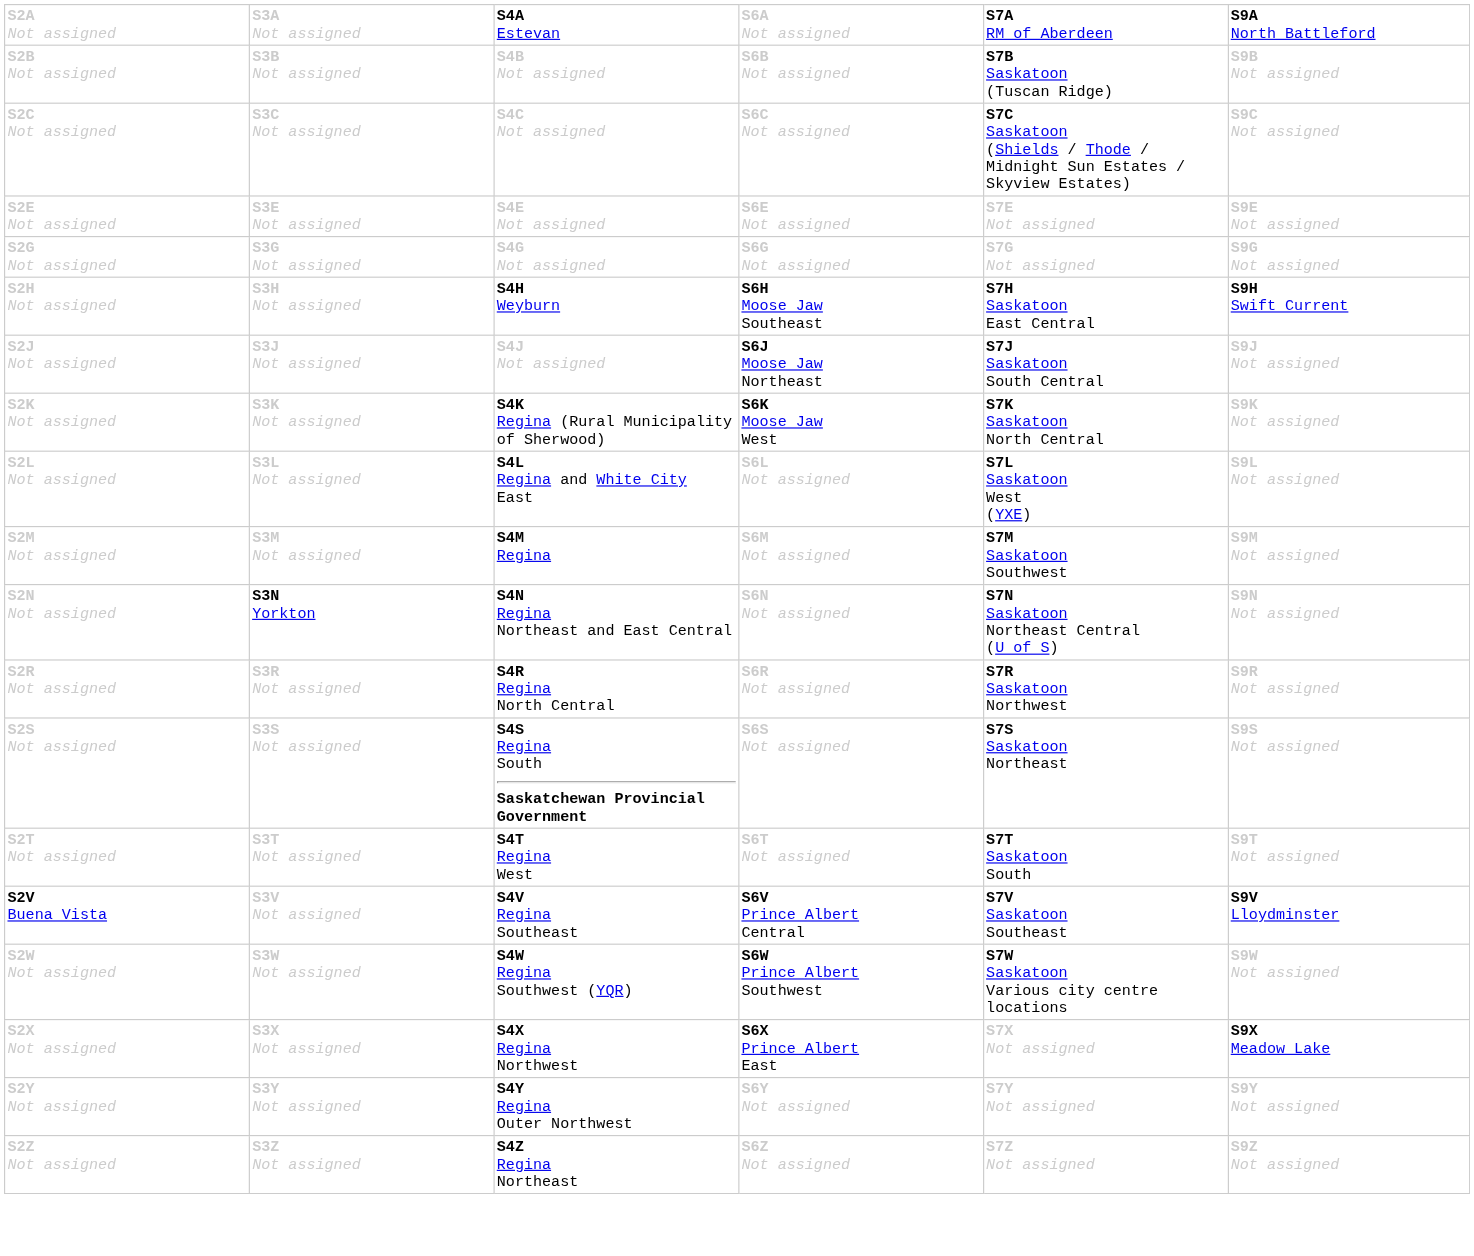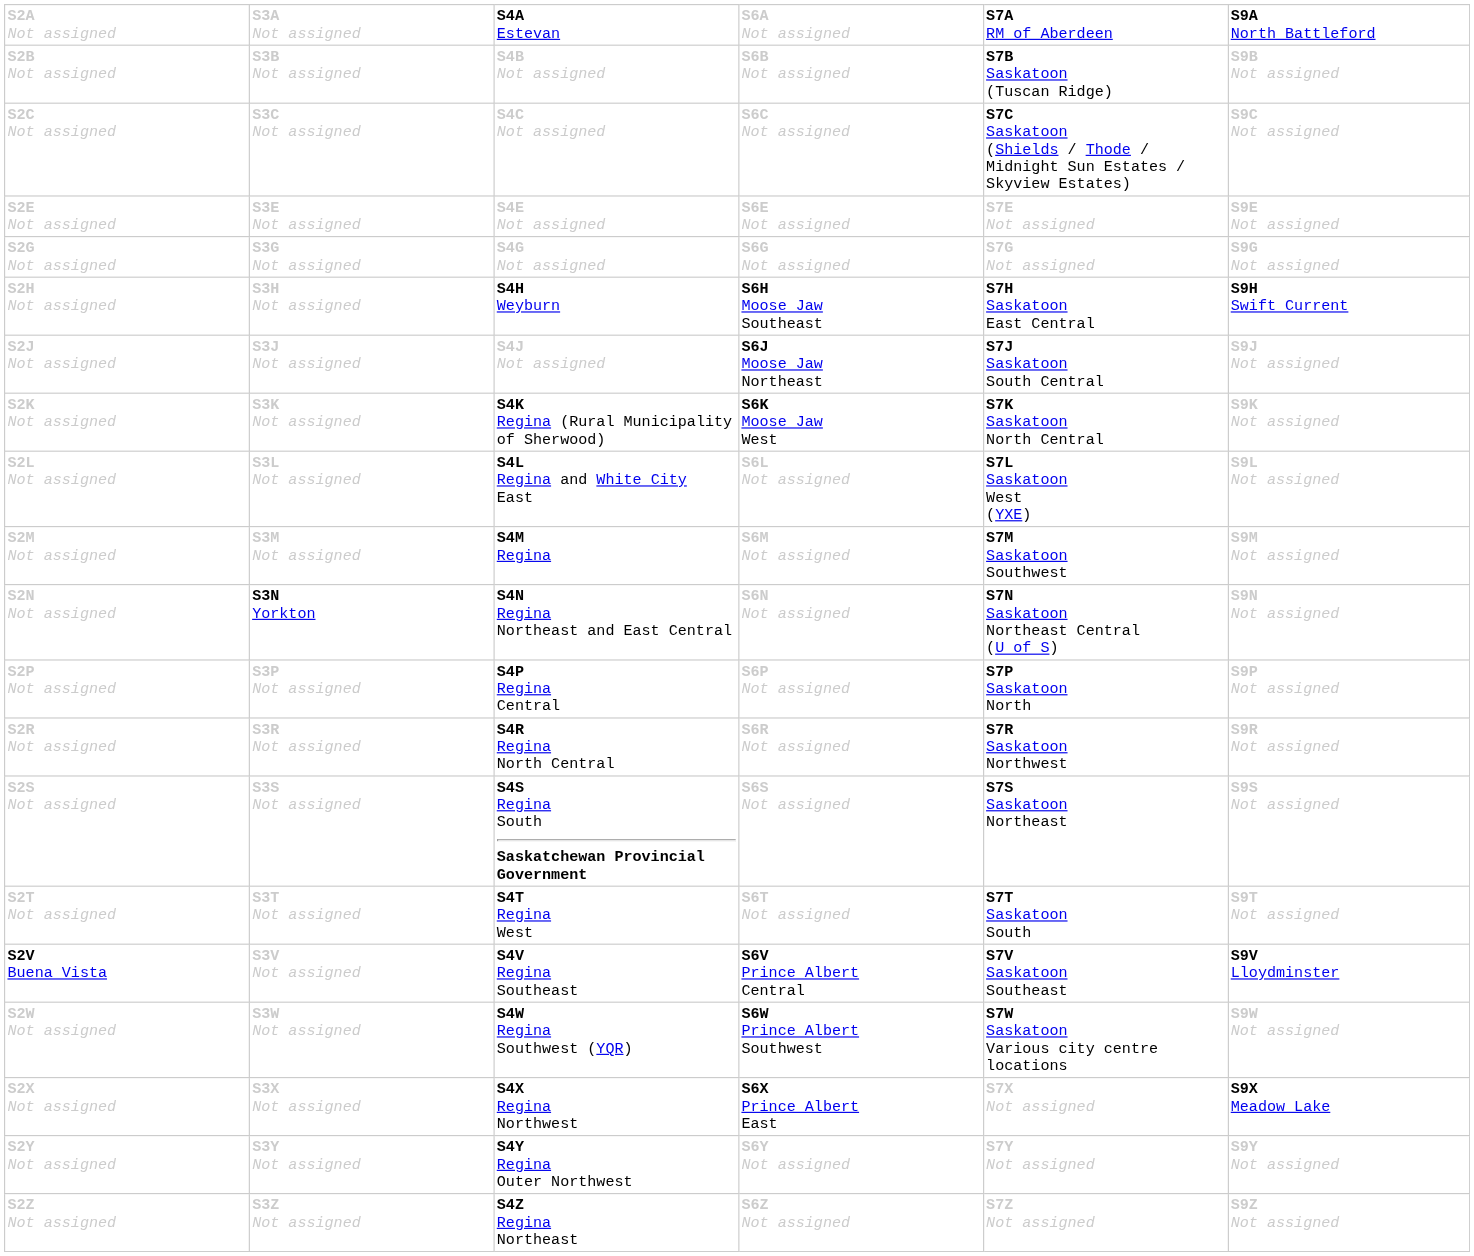+ row: (62, 680)
